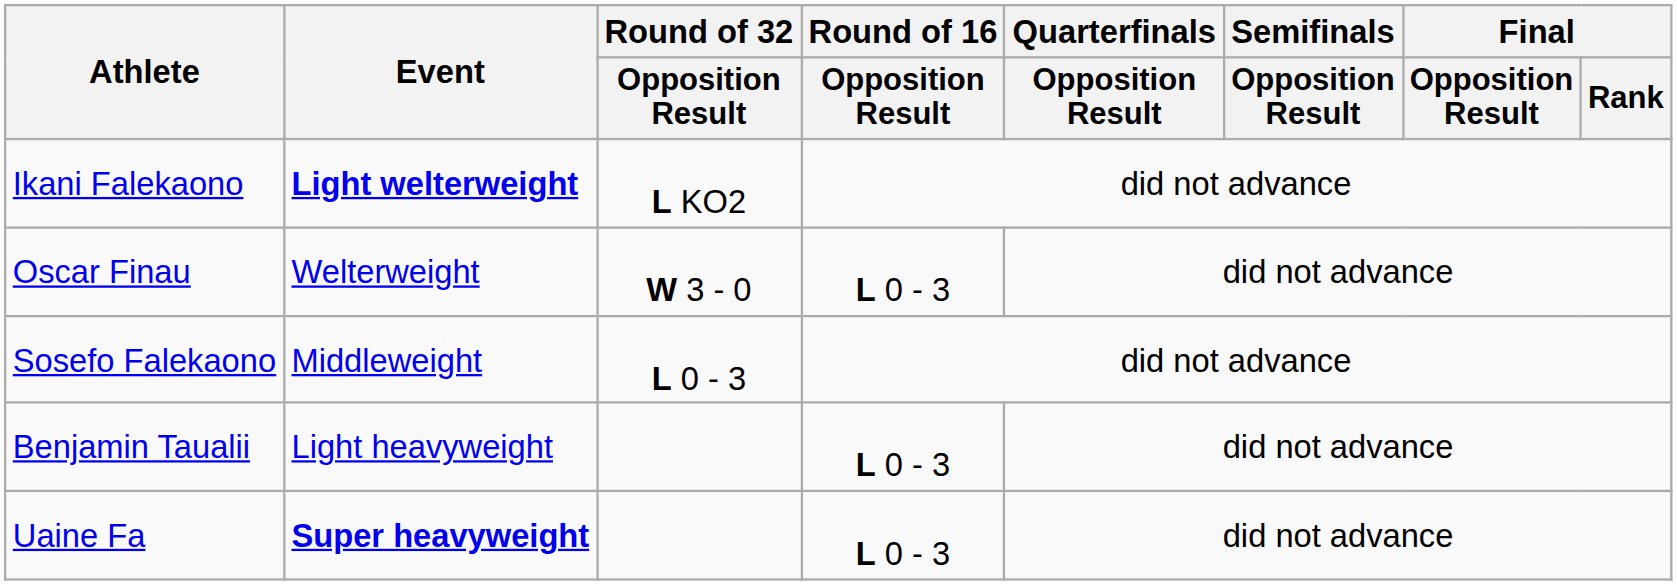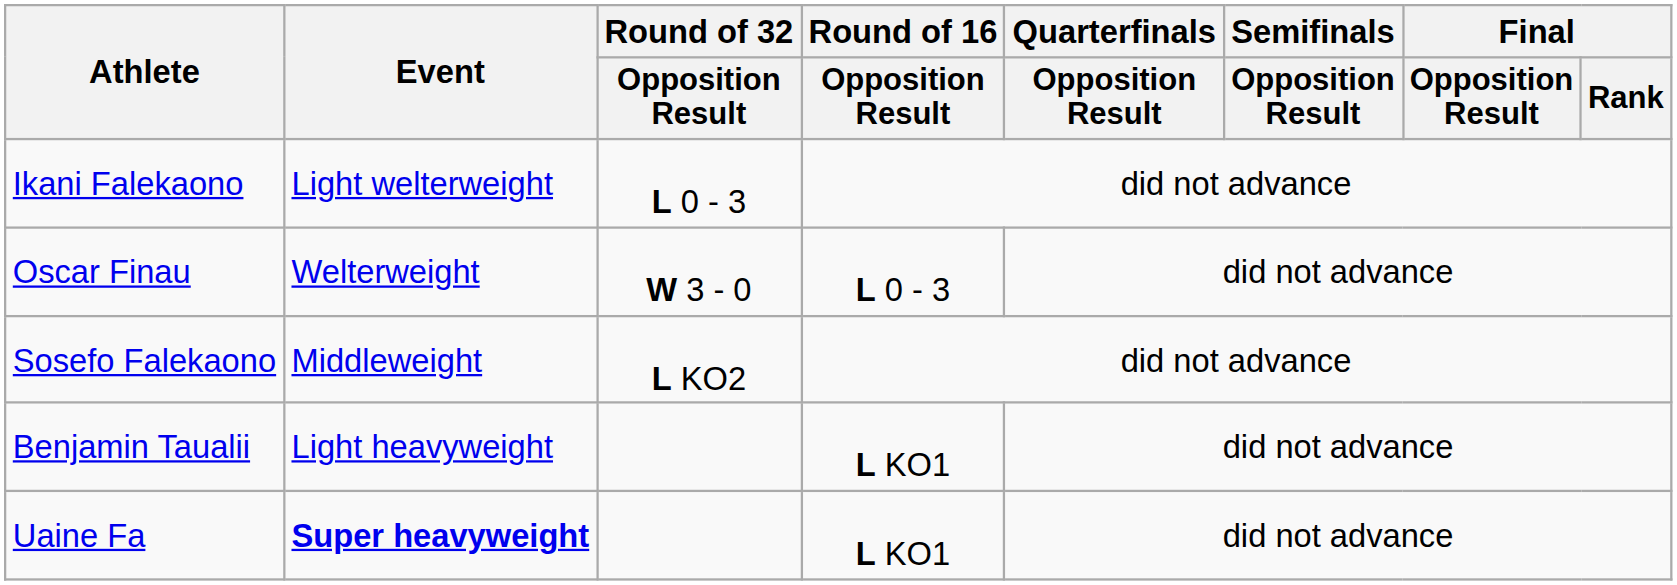(435, 184) bold -> (422, 184) normal
(699, 202) L KO2 -> (699, 202) L 0 - 3
(699, 378) L 0 - 3 -> (699, 378) L KO2
(903, 466) L 0 - 3 -> (903, 466) L KO1
(903, 554) L 0 - 3 -> (903, 554) L KO1
